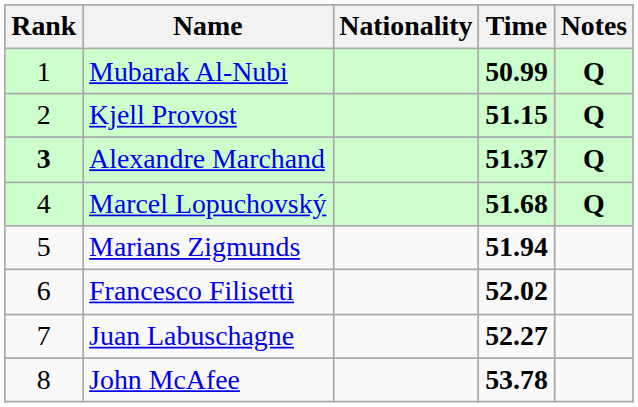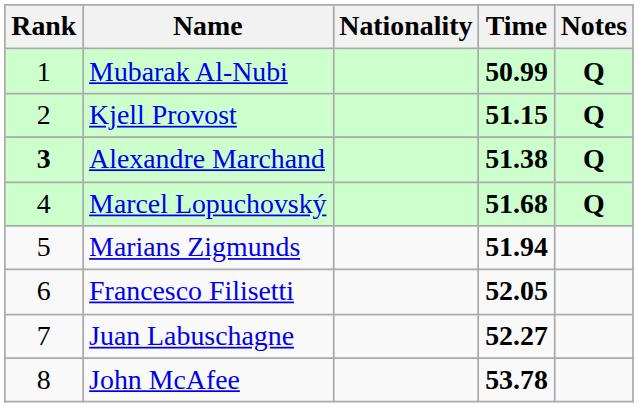(516, 159) 51.37 -> (516, 159) 51.38
(516, 291) 52.02 -> (516, 291) 52.05
